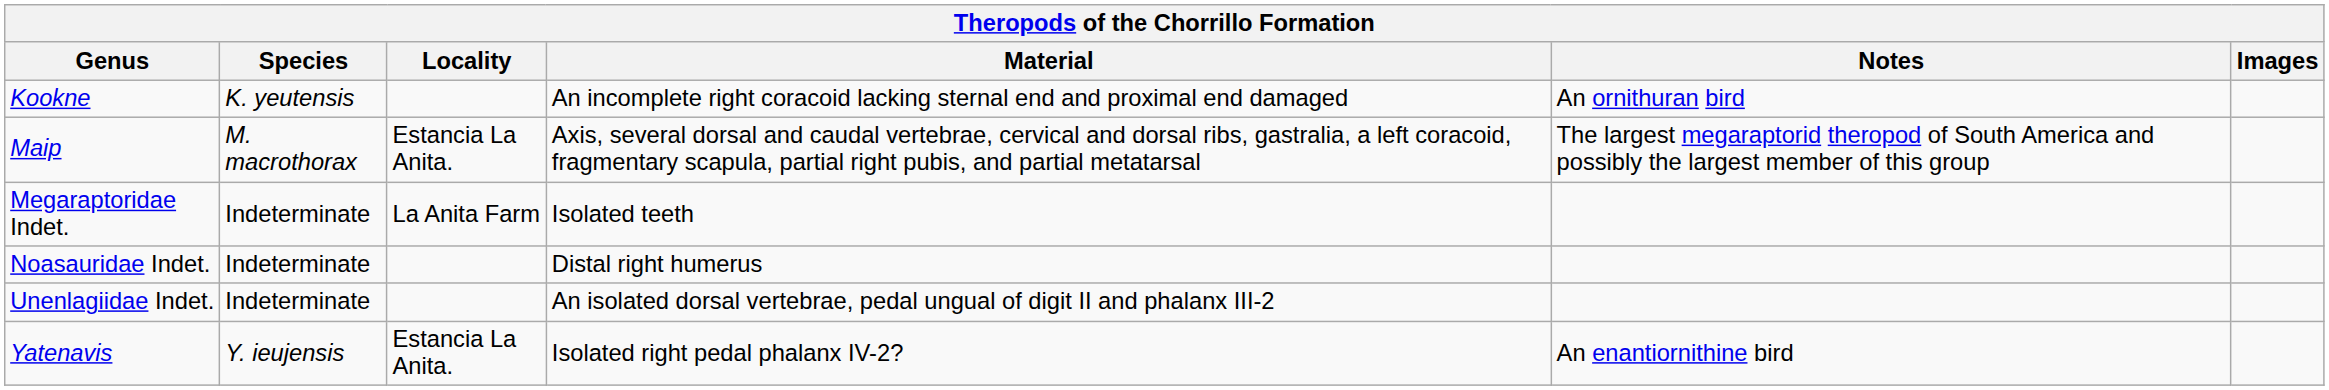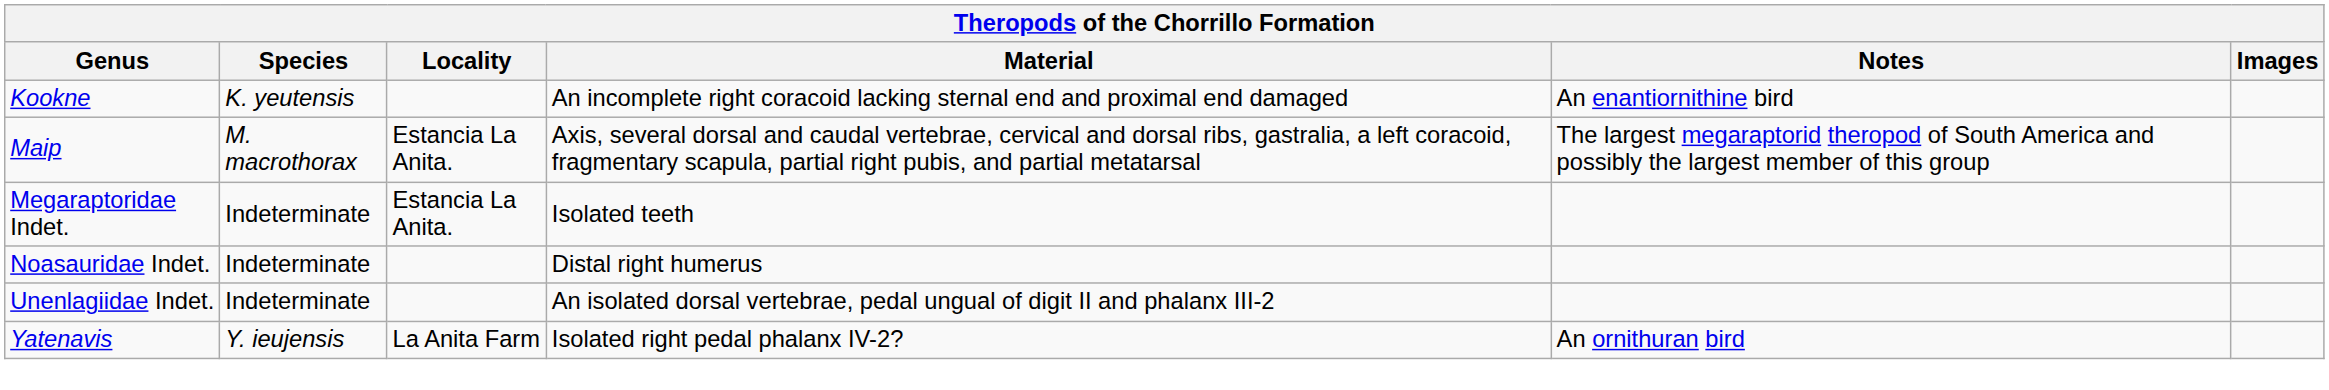(1651, 98) An ornithuran bird -> (1675, 98) An enantiornithine bird
(466, 213) La Anita Farm -> (454, 213) Estancia La Anita.
(454, 352) Estancia La Anita. -> (466, 339) La Anita Farm
(1675, 352) An enantiornithine bird -> (1651, 339) An ornithuran bird
